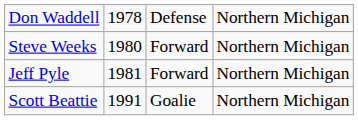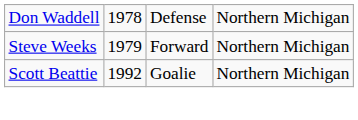(125, 45) 1980 -> (125, 45) 1979
- row: (39, 73)
(125, 100) 1991 -> (125, 73) 1992
